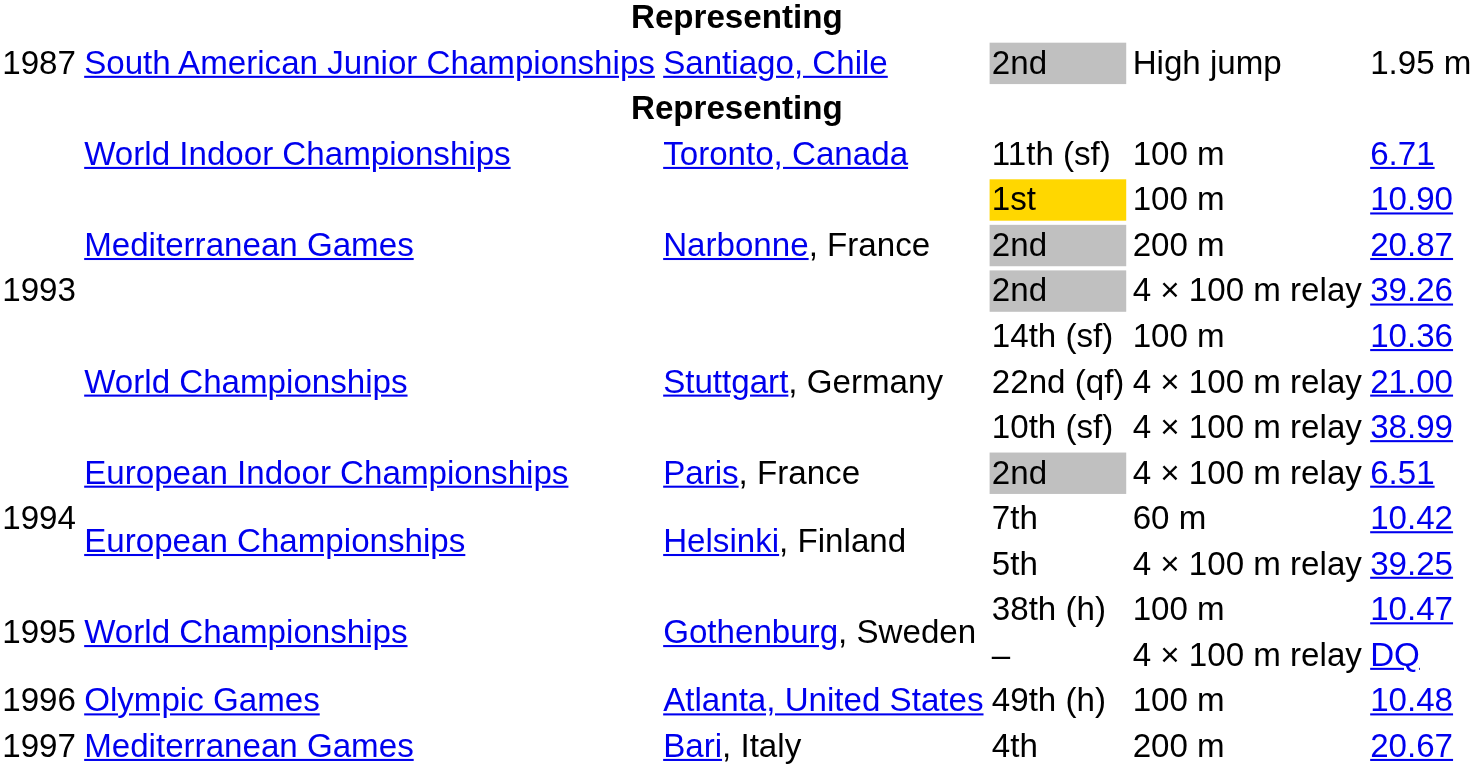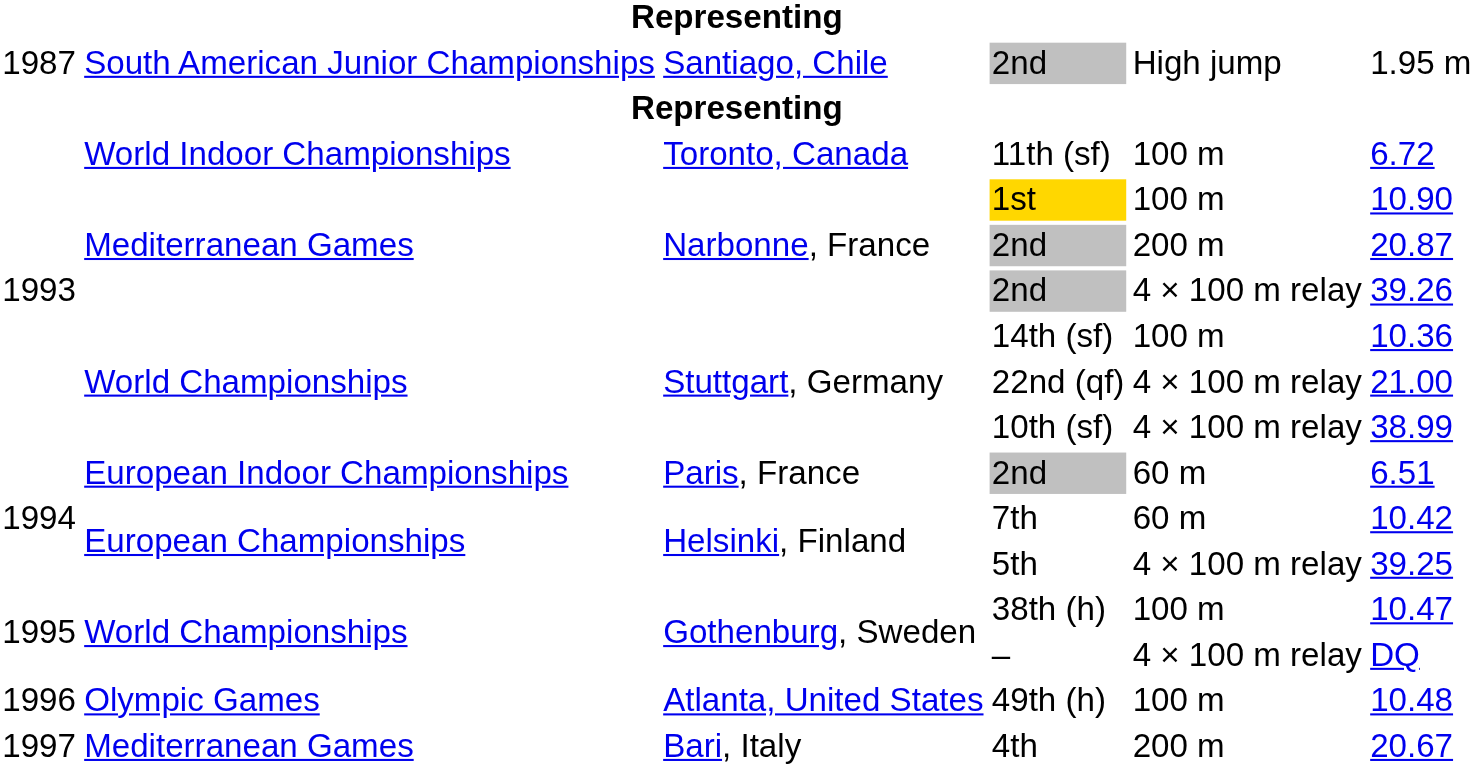(1402, 153) 6.71 -> (1402, 153) 6.72
(1247, 472) 4 × 100 m relay -> (1169, 472) 60 m
